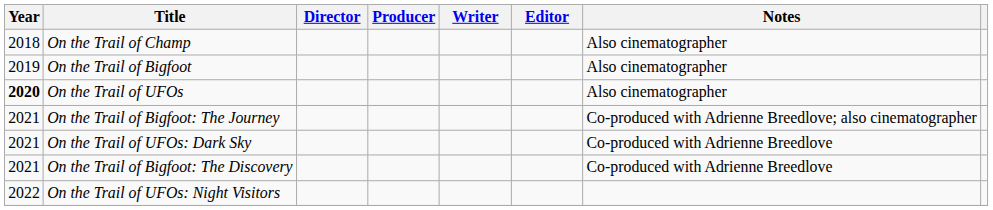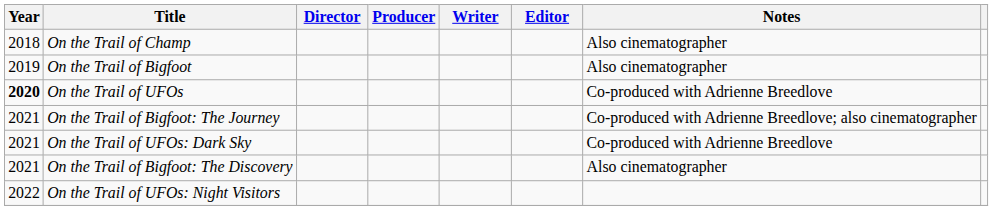(657, 92) Also cinematographer -> (709, 92) Co-produced with Adrienne Breedlove
(709, 167) Co-produced with Adrienne Breedlove -> (657, 167) Also cinematographer
